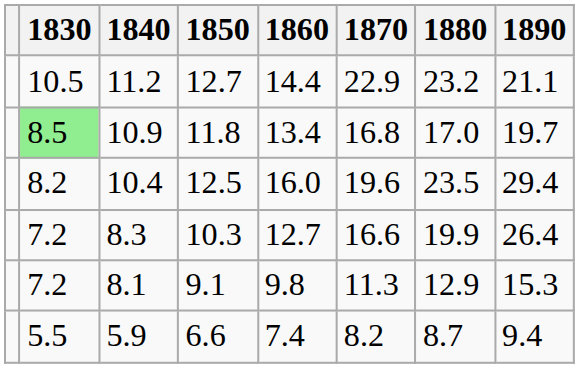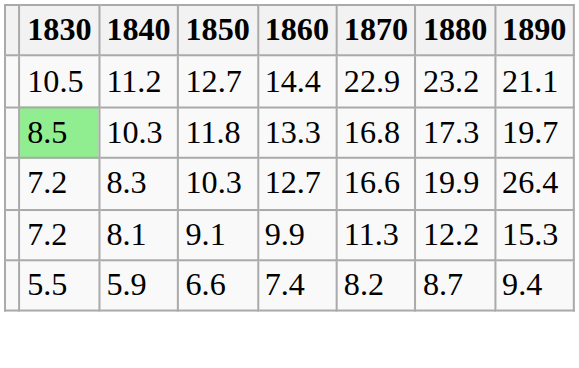(135, 132) 10.9 -> (135, 132) 10.3
(293, 132) 13.4 -> (293, 132) 13.3
(451, 132) 17.0 -> (451, 132) 17.3
- row: (214, 183)
(285, 285) 9.8 -> (285, 234) 9.9
(451, 285) 12.9 -> (451, 234) 12.2
